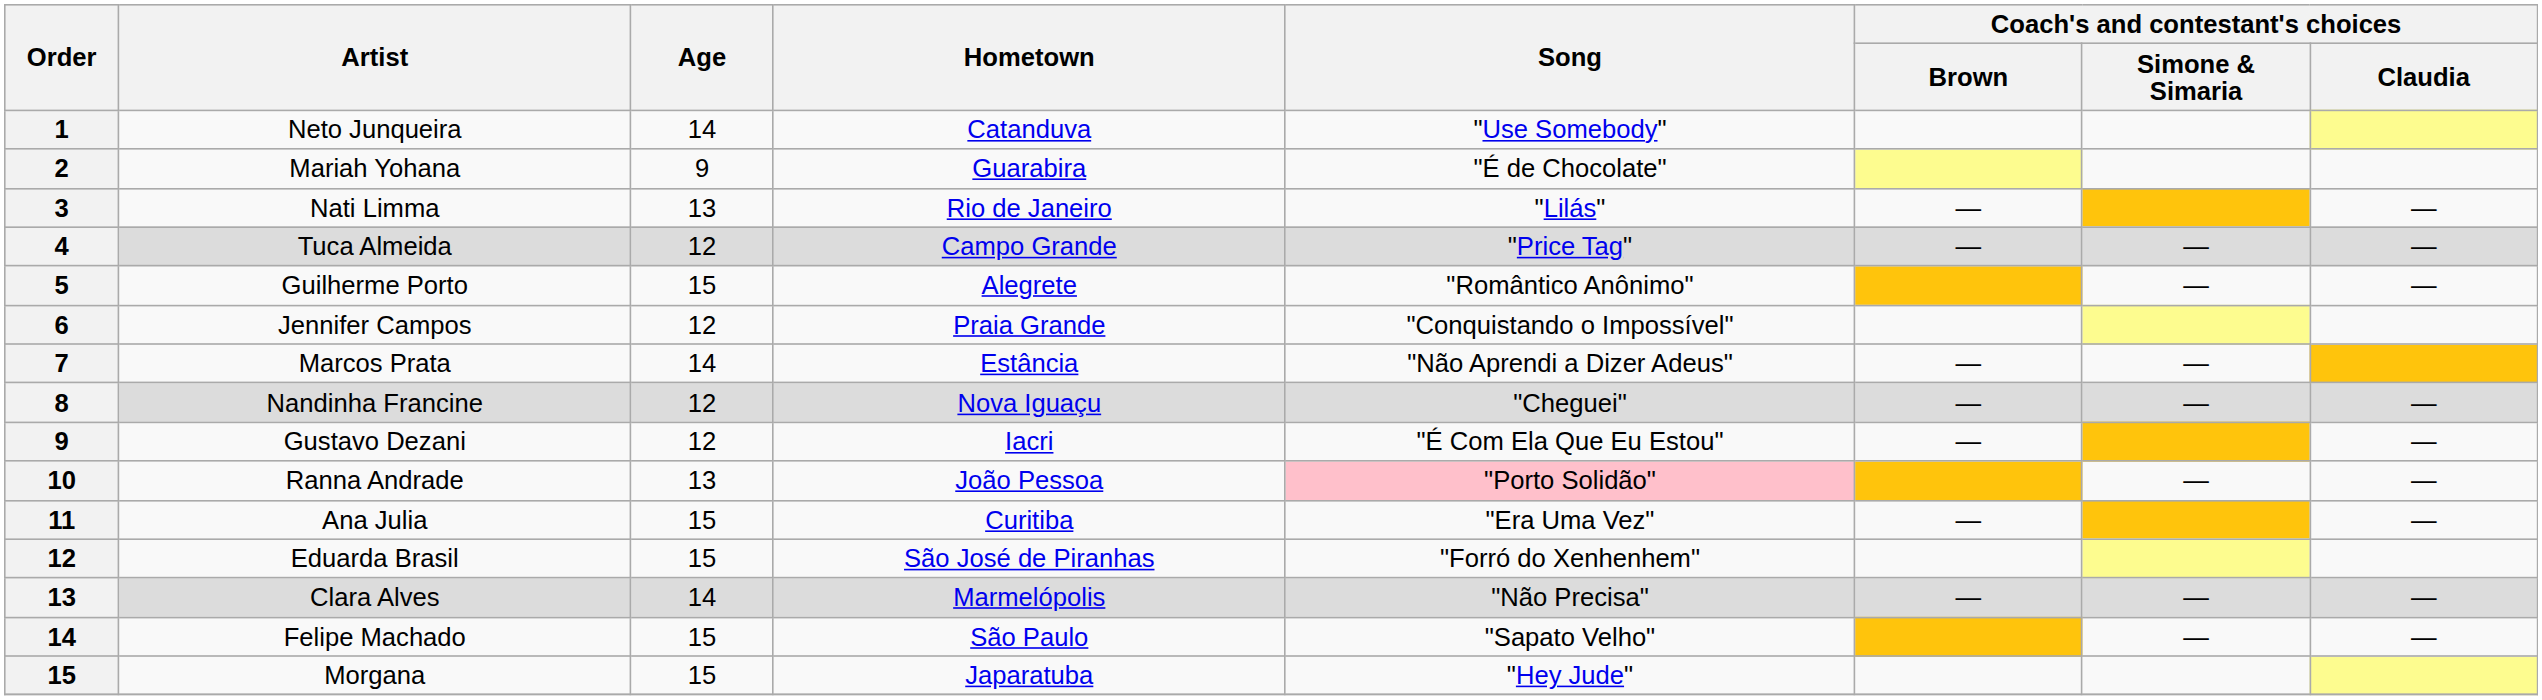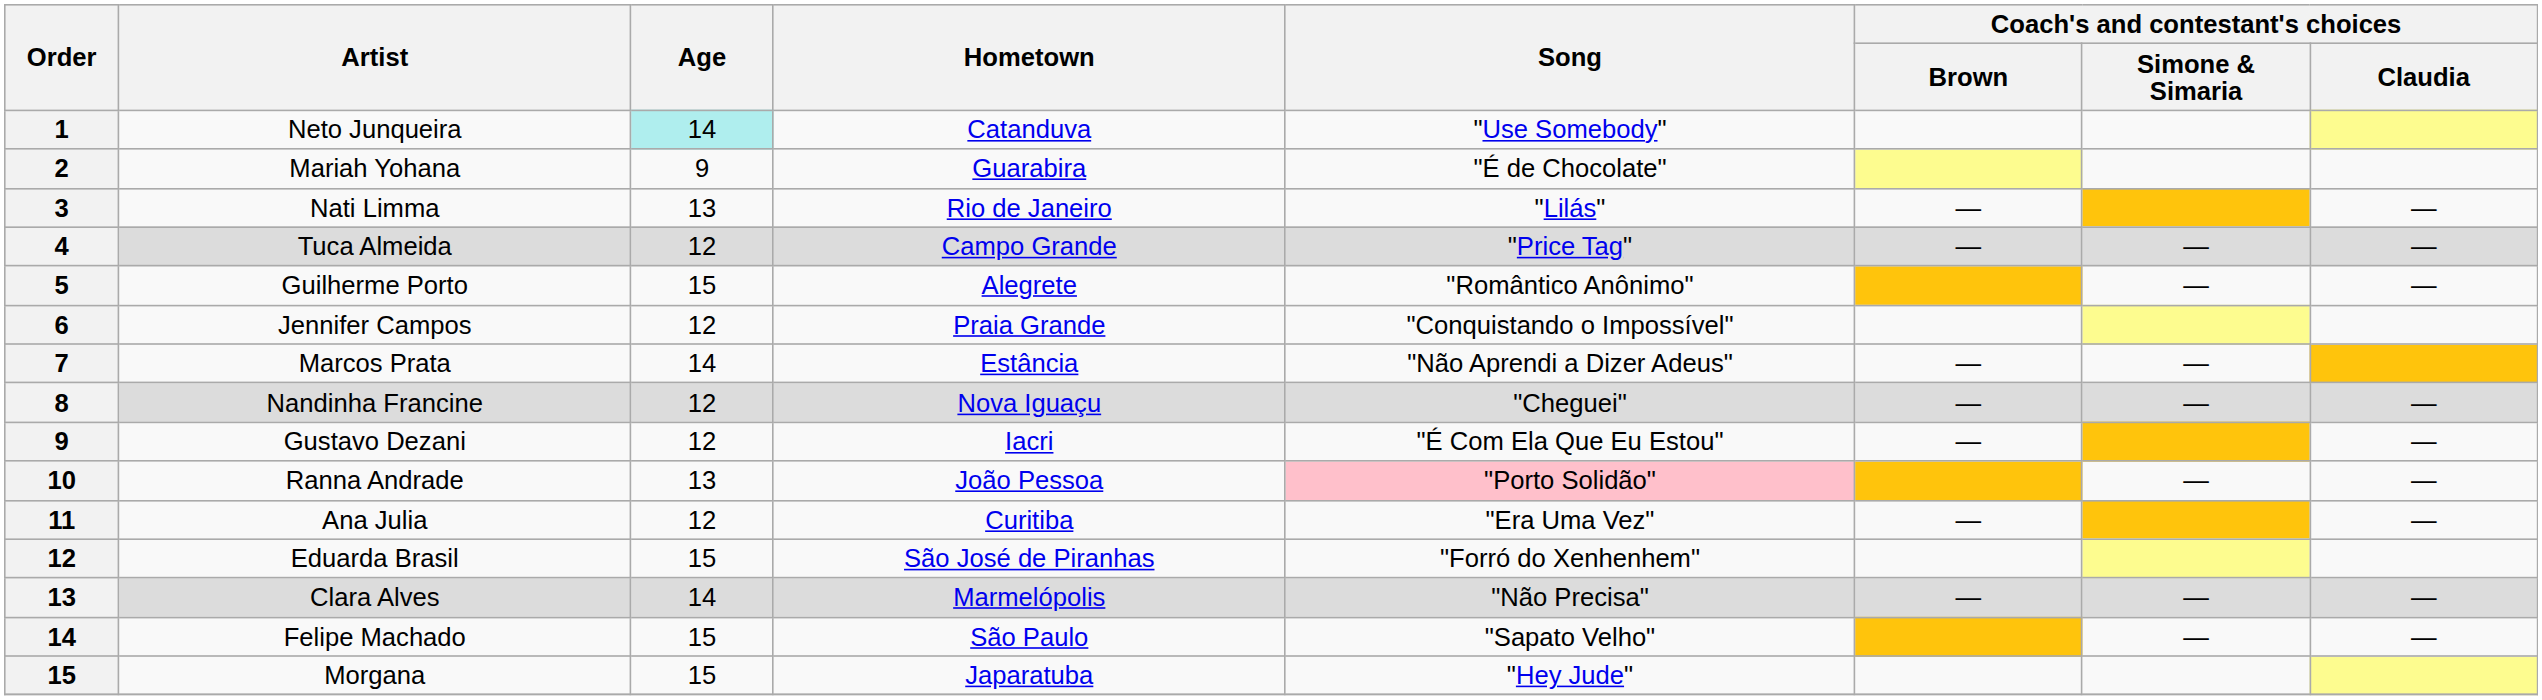(702, 130) no background -> (702, 130) paleturquoise background
(702, 520) 15 -> (702, 520) 12
